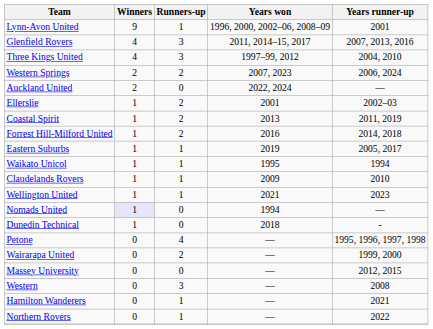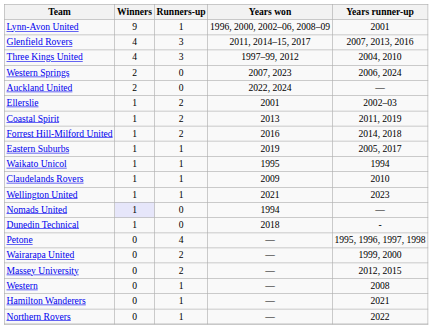(181, 73) 2 -> (181, 73) 0
(181, 270) 0 -> (181, 270) 2
(181, 286) 3 -> (181, 286) 1
